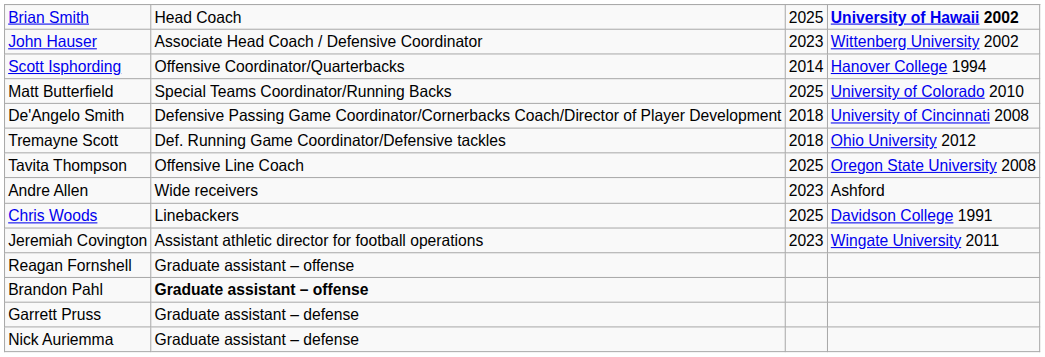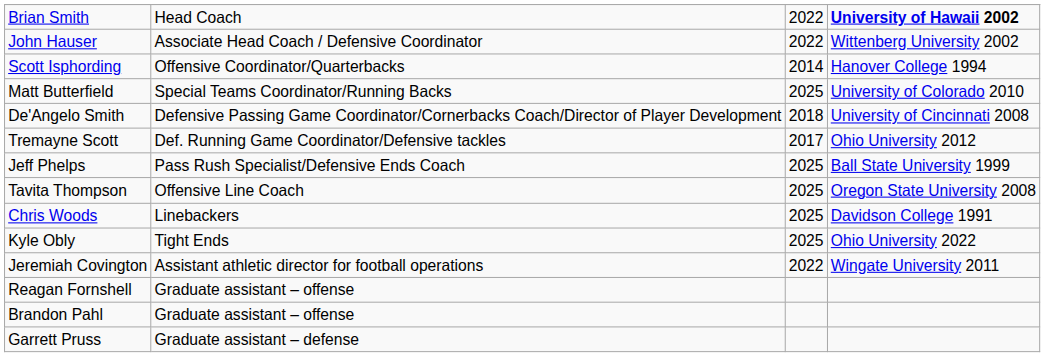(806, 17) 2025 -> (806, 17) 2022
(806, 42) 2023 -> (806, 42) 2022
(806, 141) 2018 -> (806, 141) 2017
+ row: (47, 166)
- row: (48, 191)
+ row: (42, 240)
(806, 240) 2023 -> (806, 265) 2022
(261, 290) bold -> (254, 315) normal
- row: (61, 339)
